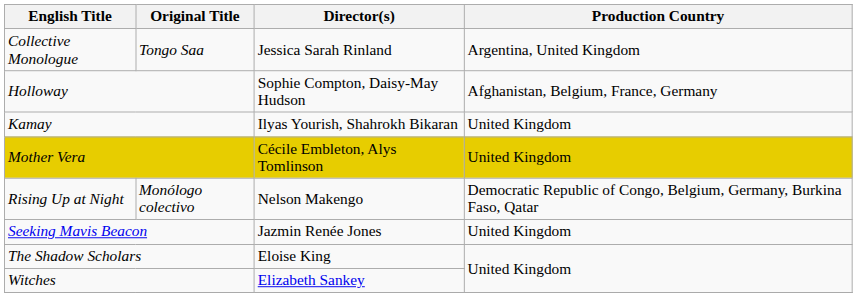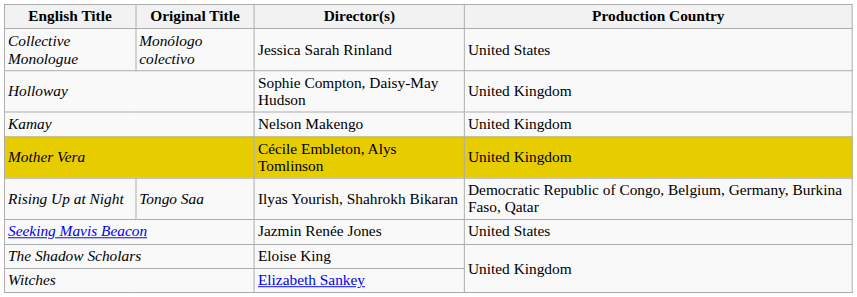(171, 49) Tongo Saa -> (171, 49) Monólogo colectivo
(554, 49) Argentina, United Kingdom -> (509, 49) United States
(593, 91) Afghanistan, Belgium, France, Germany -> (520, 91) United Kingdom
(358, 124) Ilyas Yourish, Shahrokh Bikaran -> (311, 124) Nelson Makengo
(171, 198) Monólogo colectivo -> (172, 198) Tongo Saa
(310, 198) Nelson Makengo -> (358, 198) Ilyas Yourish, Shahrokh Bikaran
(519, 231) United Kingdom -> (509, 231) United States
